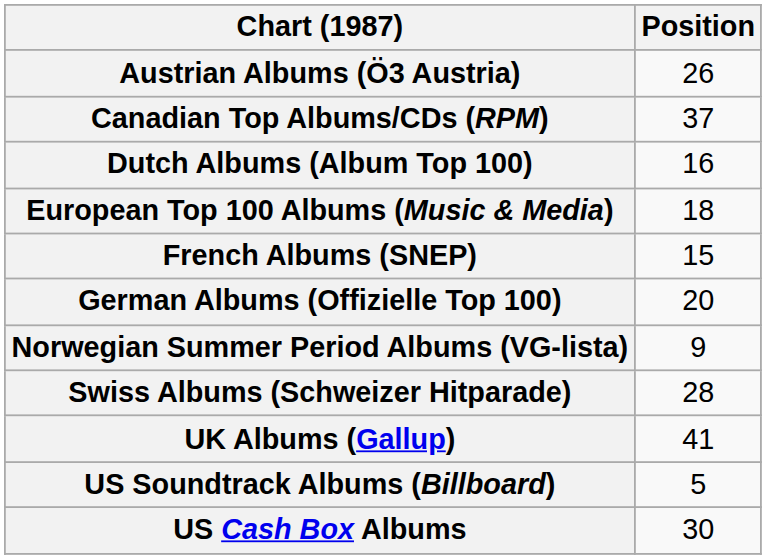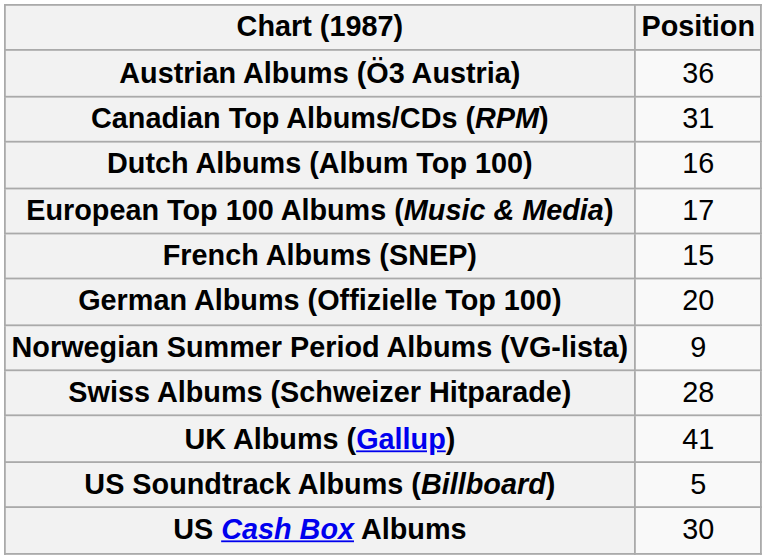(698, 73) 26 -> (698, 73) 36
(698, 118) 37 -> (698, 118) 31
(698, 210) 18 -> (698, 210) 17
